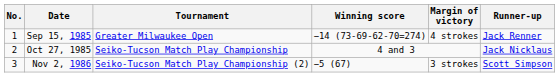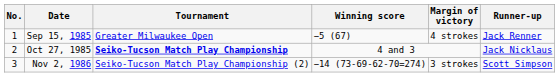(370, 36) −14 (73-69-62-70=274) -> (332, 36) −5 (67)
(192, 51) normal -> (192, 51) bold
(332, 65) −5 (67) -> (370, 65) −14 (73-69-62-70=274)
